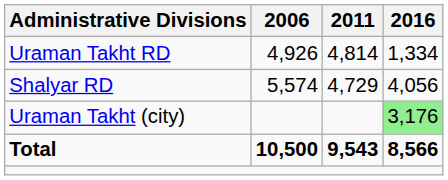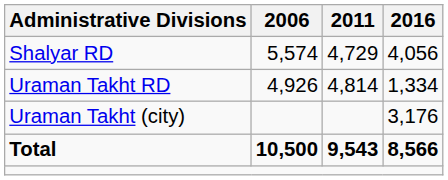rows swapped: (61, 85) <-> (90, 52)
(413, 117) lightgreen background -> (413, 117) no background
